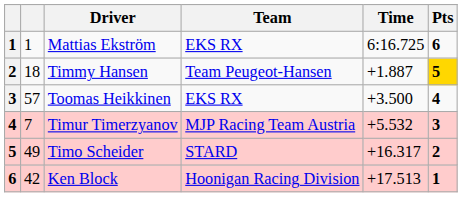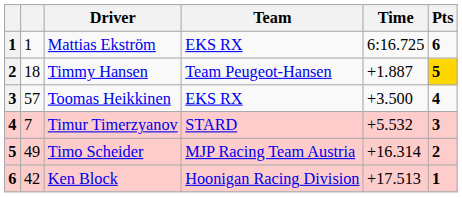(270, 125) MJP Racing Team Austria -> (211, 125) STARD
(211, 152) STARD -> (270, 152) MJP Racing Team Austria
(394, 152) +16.317 -> (394, 152) +16.314
